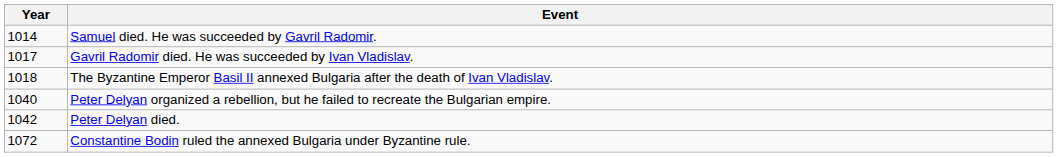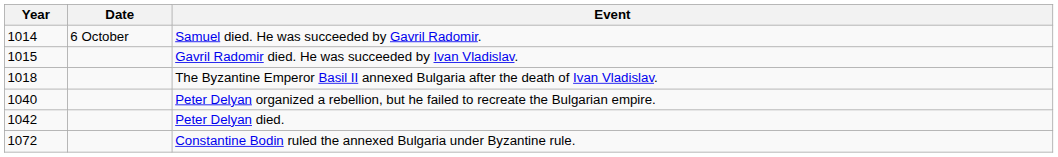+ column: (120, 15)
(22, 57) 1017 -> (22, 57) 1015
